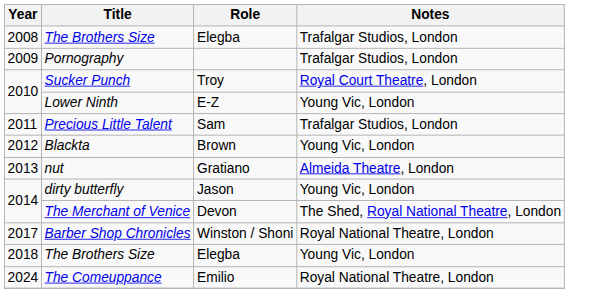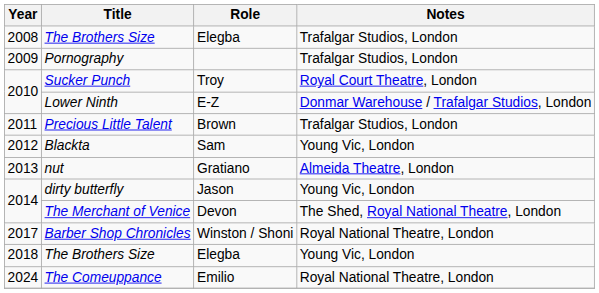(357, 102) Young Vic, London -> (446, 102) Donmar Warehouse / Trafalgar Studios, London
(211, 124) Sam -> (216, 124) Brown
(216, 146) Brown -> (211, 146) Sam
